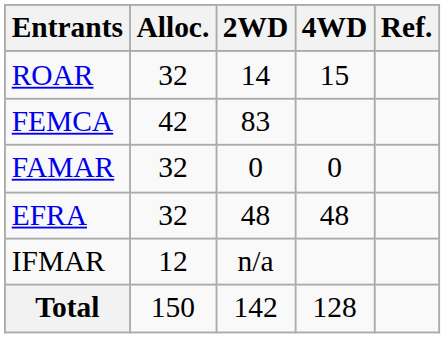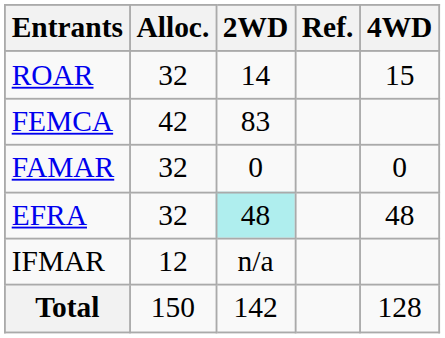columns swapped: (335, 27) <-> (407, 27)
(256, 214) no background -> (256, 214) paleturquoise background
